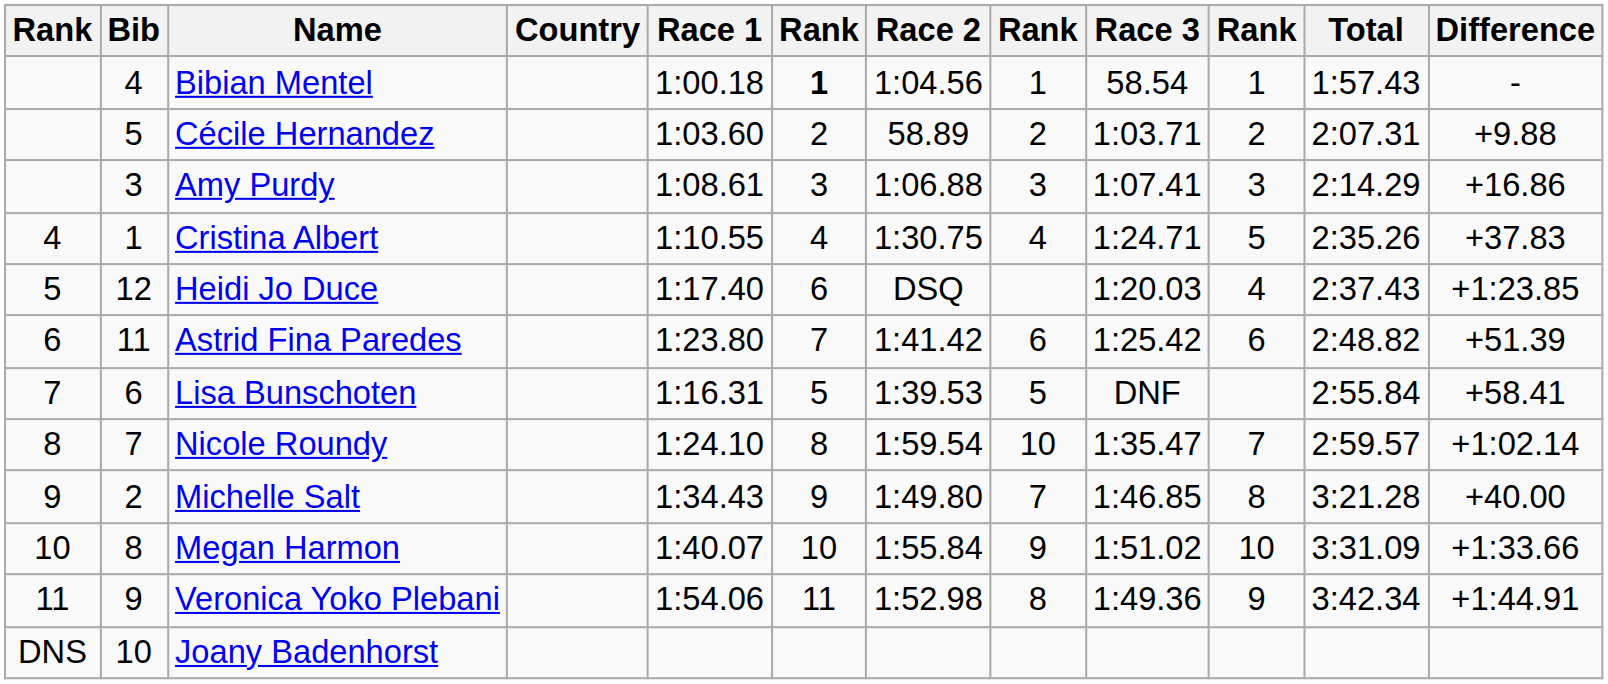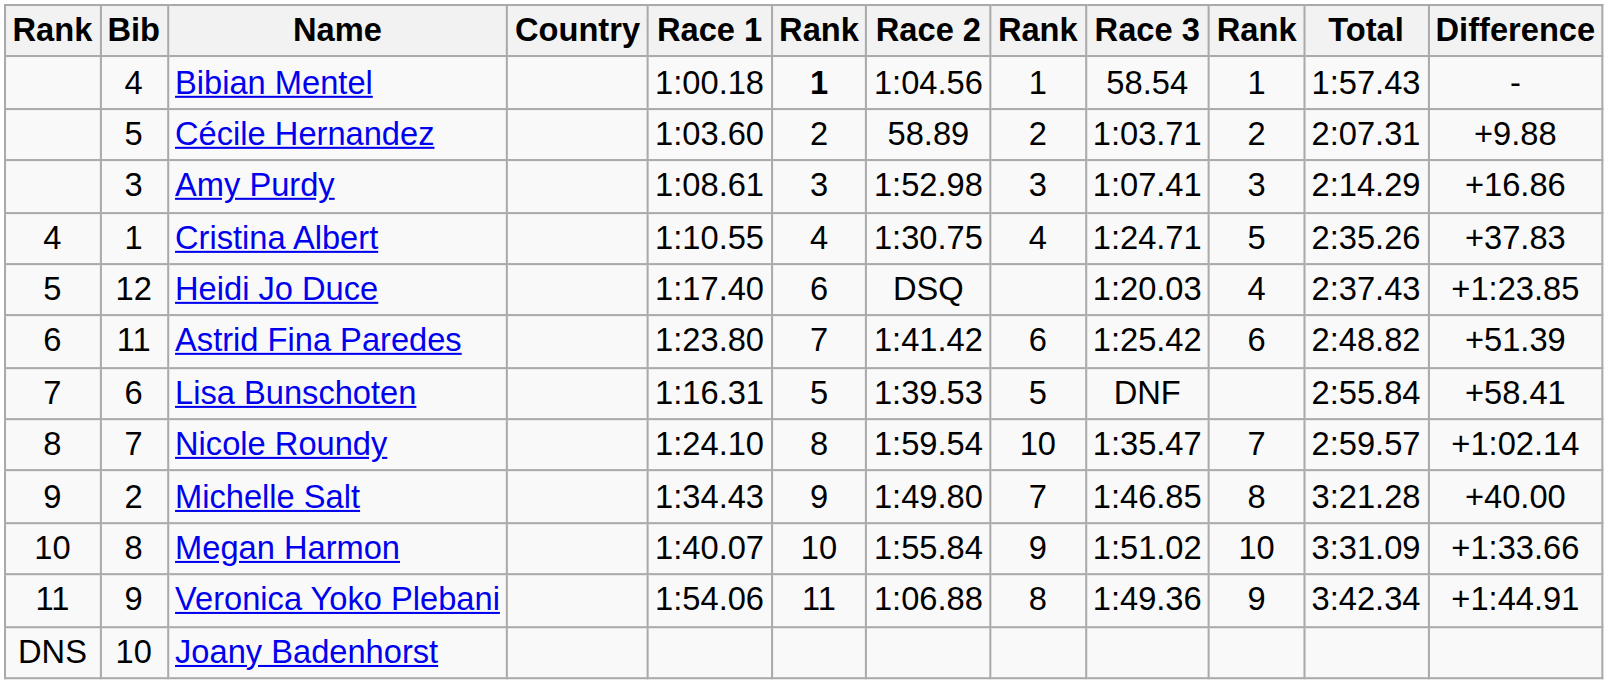(928, 185) 1:06.88 -> (928, 185) 1:52.98
(928, 599) 1:52.98 -> (928, 599) 1:06.88
